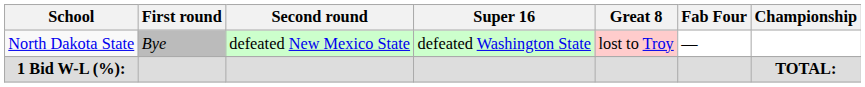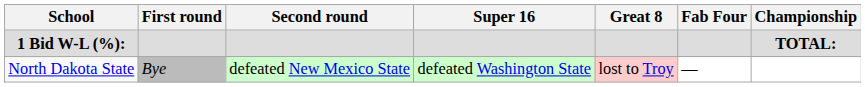rows swapped: (71, 43) <-> (71, 69)
